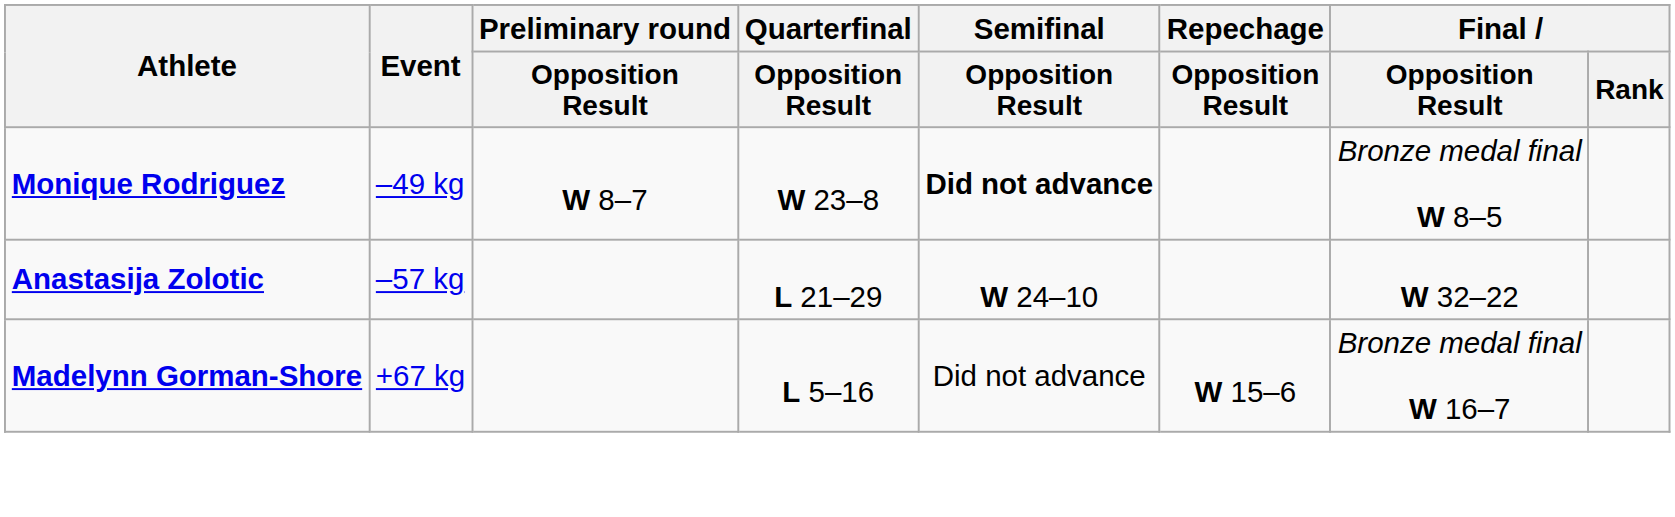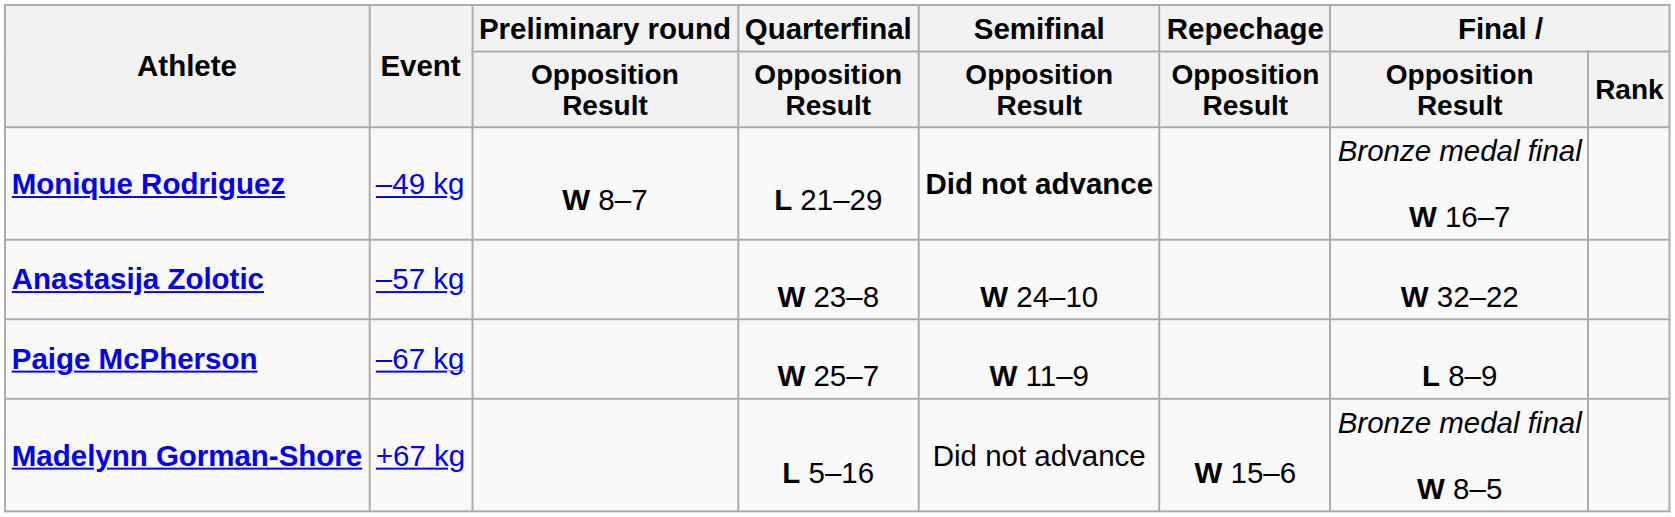(828, 200) W 23–8 -> (828, 200) L 21–29
(1460, 183) Bronze medal final W 8–5 -> (1460, 183) Bronze medal final W 16–7
(828, 296) L 21–29 -> (828, 296) W 23–8
+ row: (135, 359)
(1460, 376) Bronze medal final W 16–7 -> (1460, 455) Bronze medal final W 8–5
